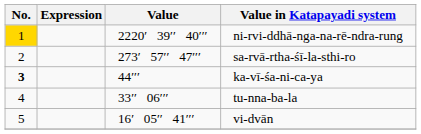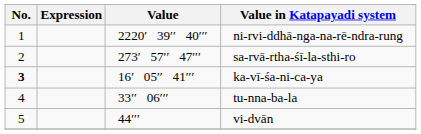(21, 35) gold background -> (21, 35) no background
(129, 77) 44′′′ -> (156, 77) 16′ 05′′ 41′′′
(156, 118) 16′ 05′′ 41′′′ -> (129, 118) 44′′′
